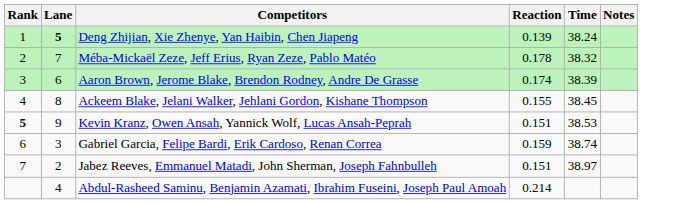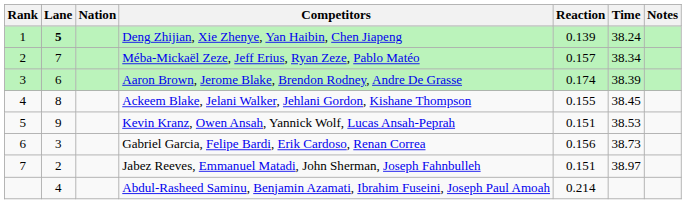+ column: (97, 15)
(537, 58) 0.178 -> (581, 58) 0.157
(582, 58) 38.32 -> (626, 58) 38.34
(23, 123) bold -> (23, 123) normal
(537, 144) 0.159 -> (581, 144) 0.156
(582, 144) 38.74 -> (626, 144) 38.73
